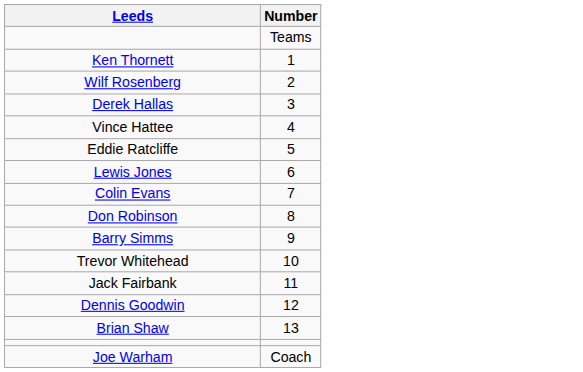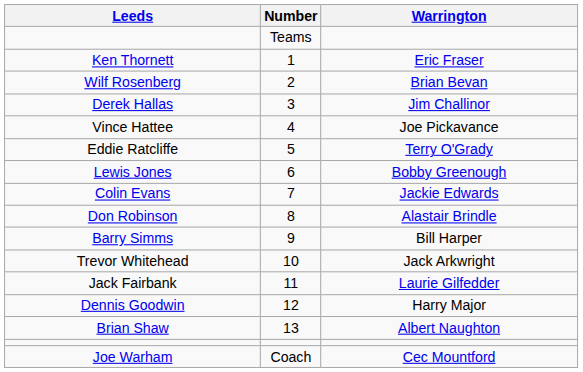+ column: (449, 15)
